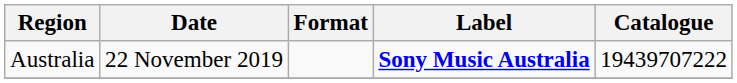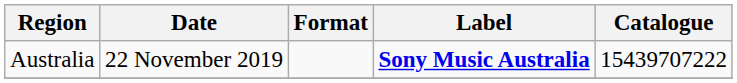(664, 59) 19439707222 -> (664, 59) 15439707222
